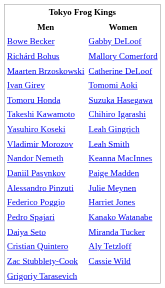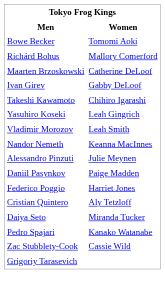(115, 41) Gabby DeLoof -> (113, 41) Tomomi Aoki
(113, 85) Tomomi Aoki -> (115, 85) Gabby DeLoof
- row: (34, 100)
rows swapped: (36, 173) <-> (40, 188)
rows swapped: (38, 246) <-> (31, 217)
